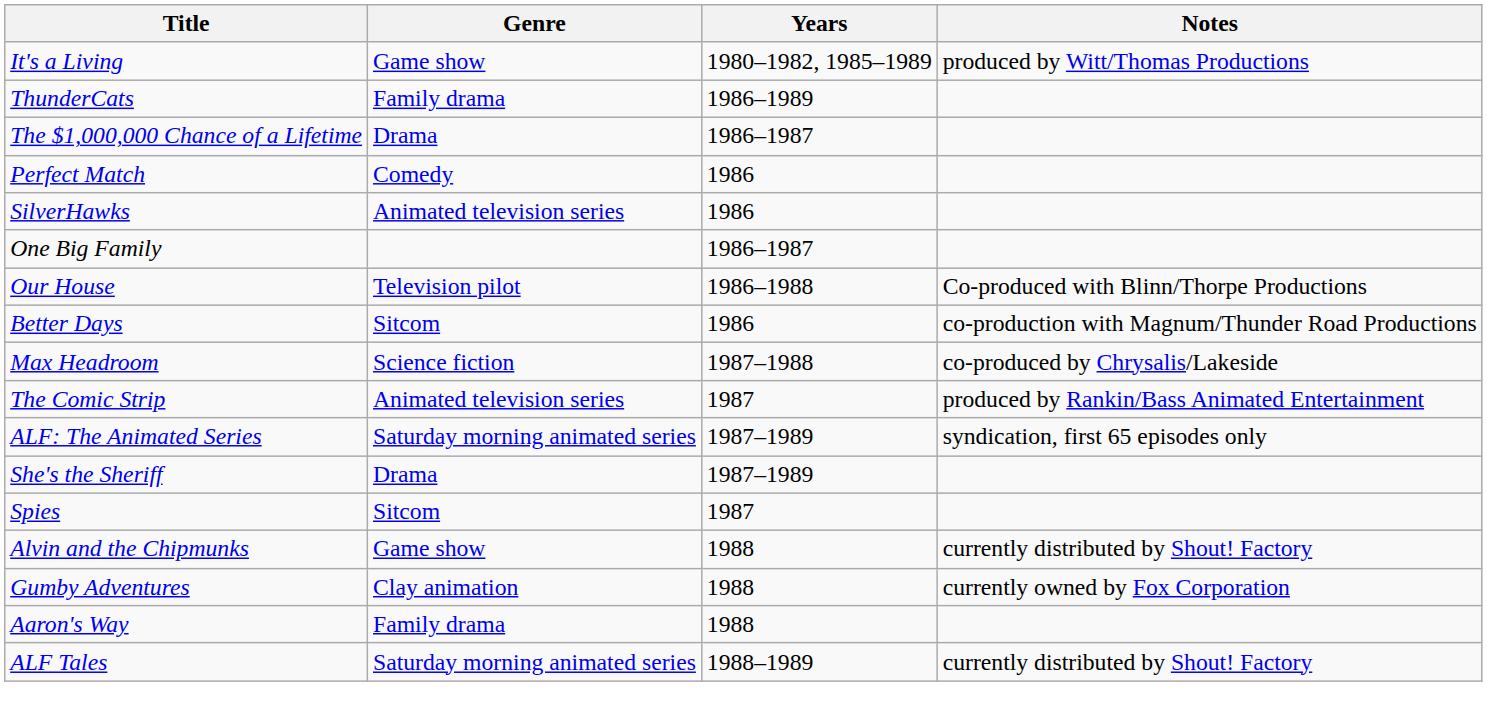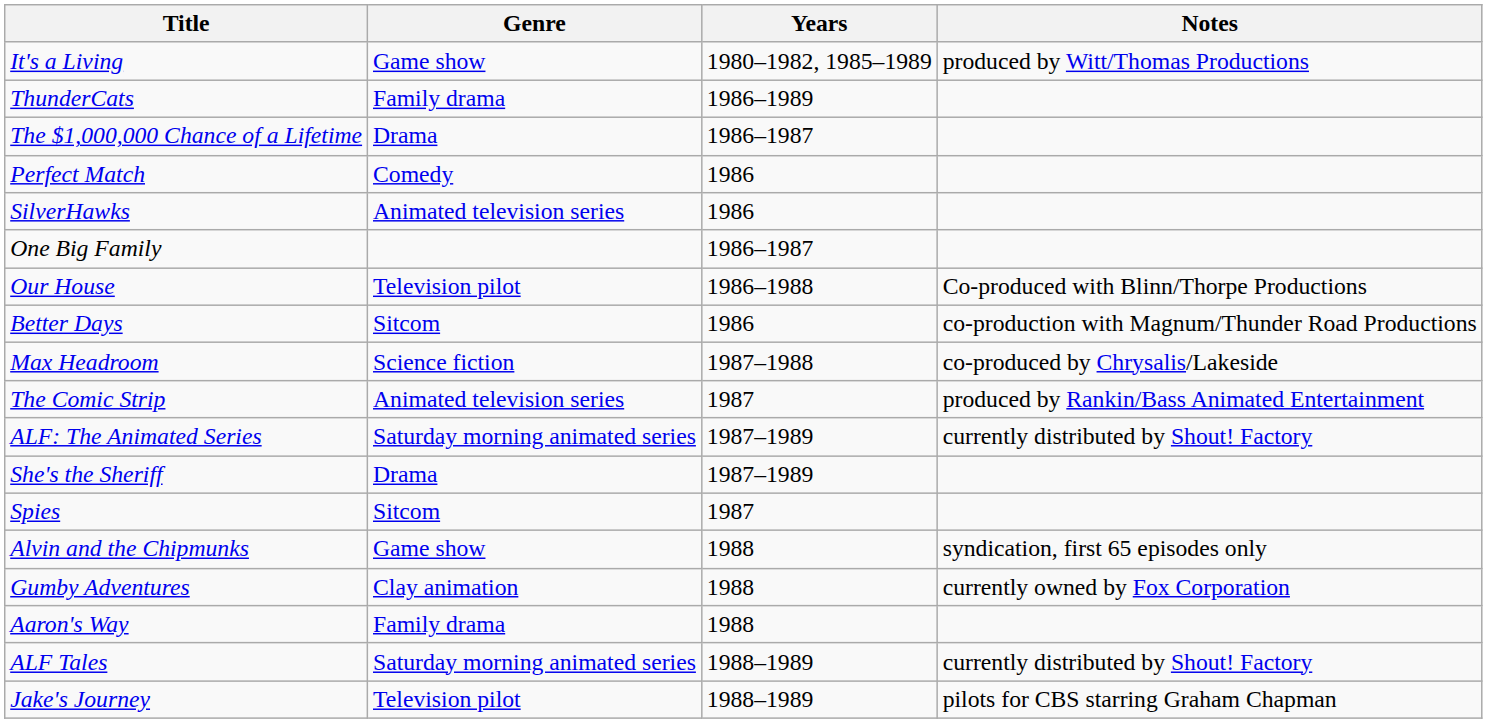(1105, 436) syndication, first 65 episodes only -> (1127, 436) currently distributed by Shout! Factory
(1127, 549) currently distributed by Shout! Factory -> (1105, 549) syndication, first 65 episodes only
+ row: (80, 699)
